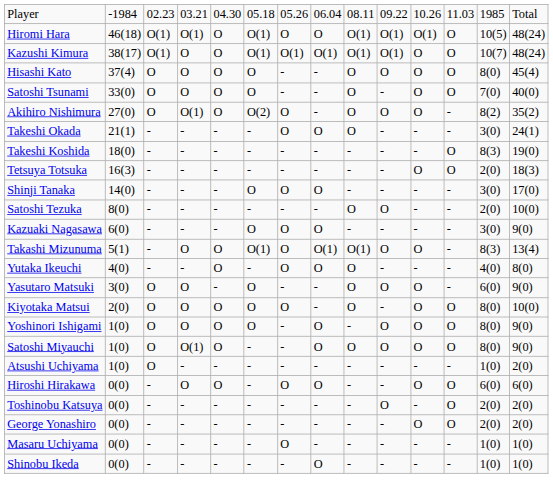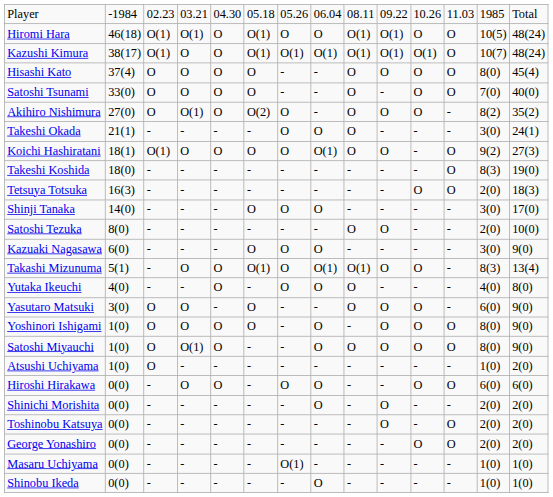(425, 33) O(1) -> (418, 33) O
(418, 53) O -> (425, 53) O(1)
+ row: (54, 151)
- row: (48, 307)
+ row: (53, 405)
(285, 444) O -> (292, 463) O(1)
